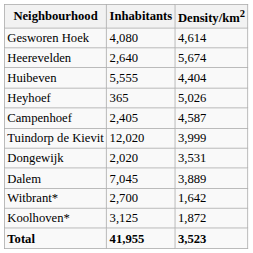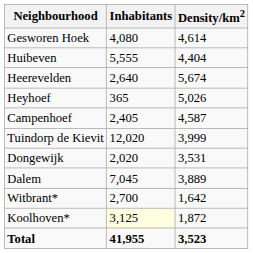rows swapped: (32, 78) <-> (39, 58)
(124, 218) no background -> (124, 218) lightyellow background
